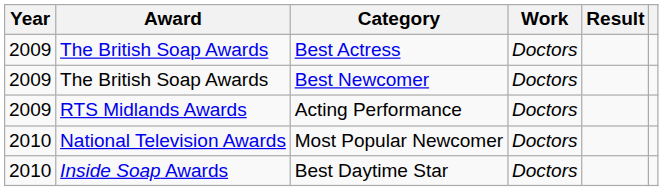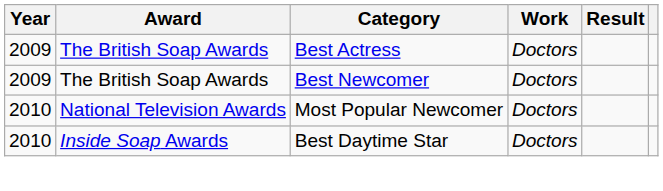- row: (378, 110)
